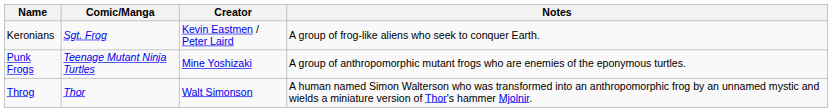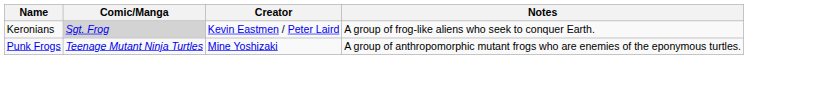(85, 35) no background -> (87, 29) lightgrey background
- row: (21, 92)
